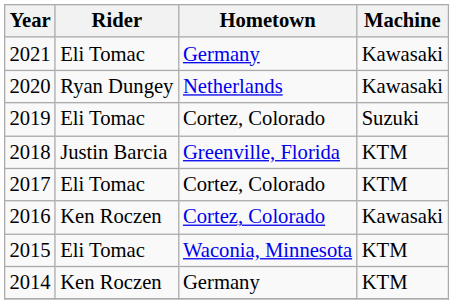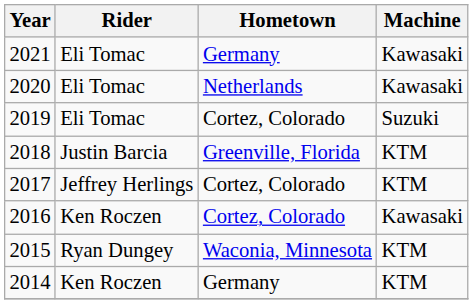(117, 86) Ryan Dungey -> (103, 86) Eli Tomac
(103, 184) Eli Tomac -> (127, 184) Jeffrey Herlings
(103, 250) Eli Tomac -> (117, 250) Ryan Dungey
